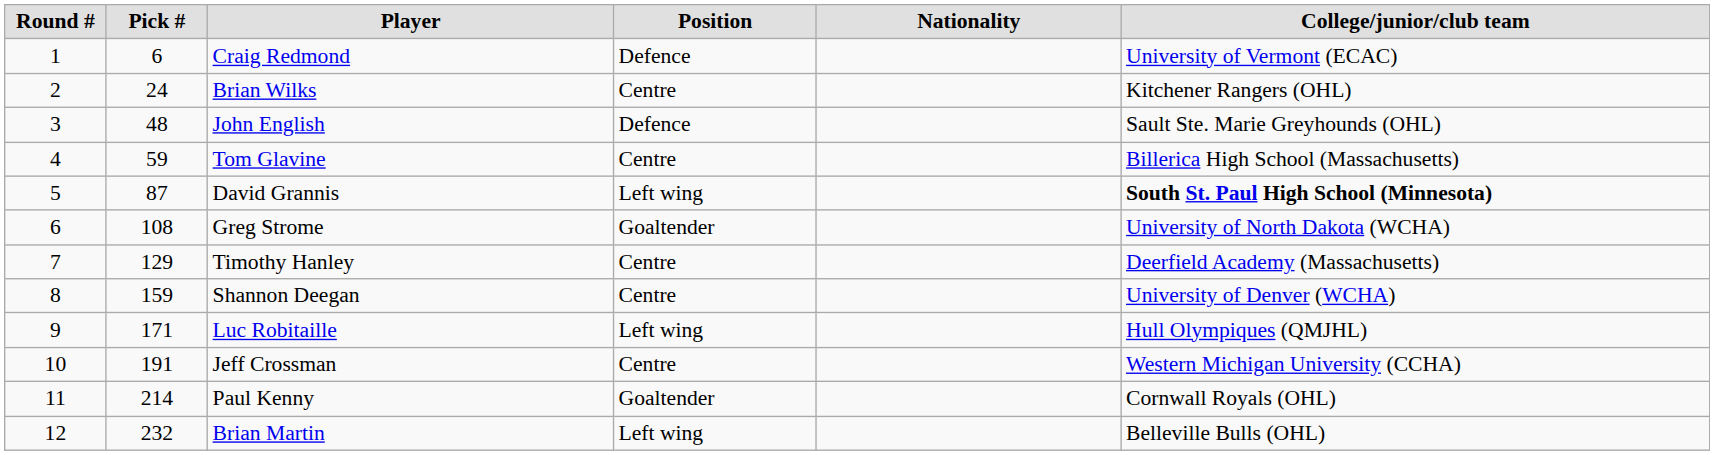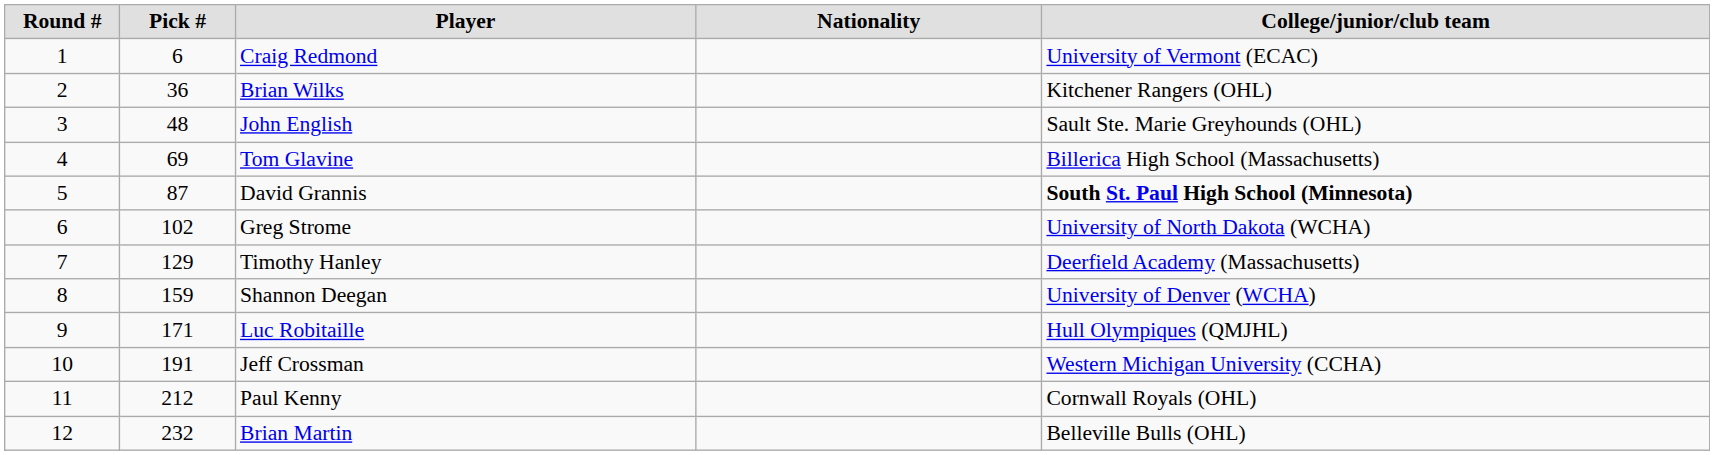- column: (715, 21)
(157, 90) 24 -> (177, 90) 36
(157, 158) 59 -> (177, 158) 69
(157, 227) 108 -> (177, 227) 102
(157, 398) 214 -> (177, 398) 212
